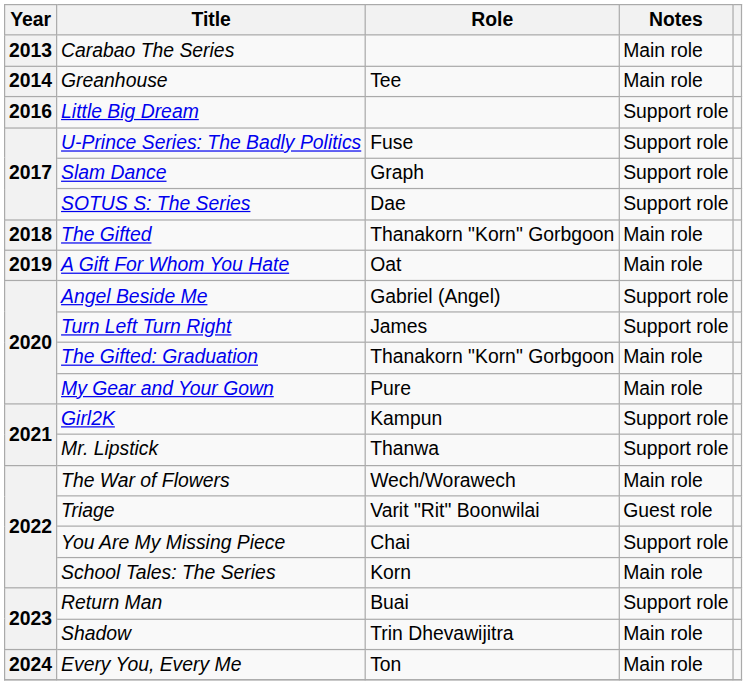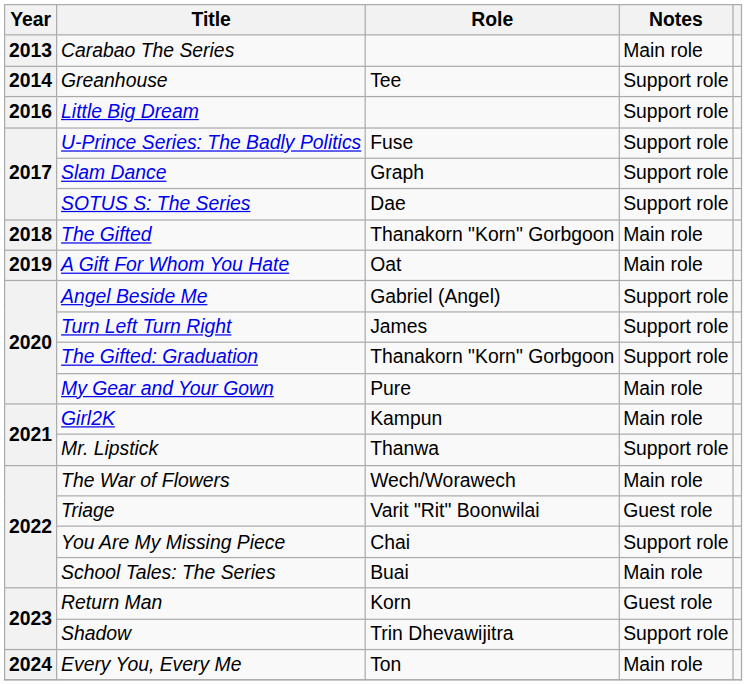(663, 81) Main role -> (676, 81) Support role
(663, 357) Main role -> (676, 357) Support role
(676, 419) Support role -> (663, 419) Main role
(391, 572) Korn -> (390, 572) Buai
(390, 603) Buai -> (391, 603) Korn
(676, 603) Support role -> (668, 603) Guest role
(663, 633) Main role -> (676, 633) Support role
